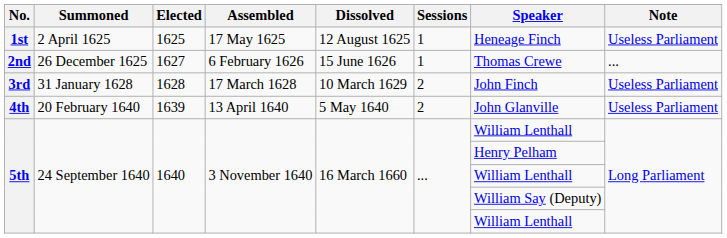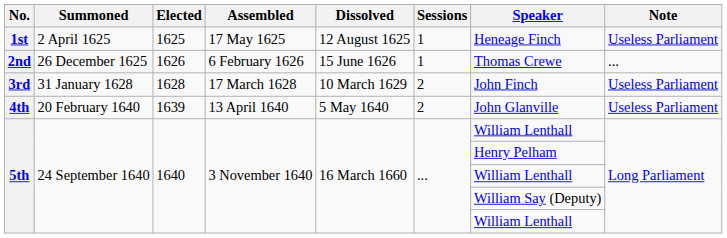(171, 61) 1627 -> (171, 61) 1626
